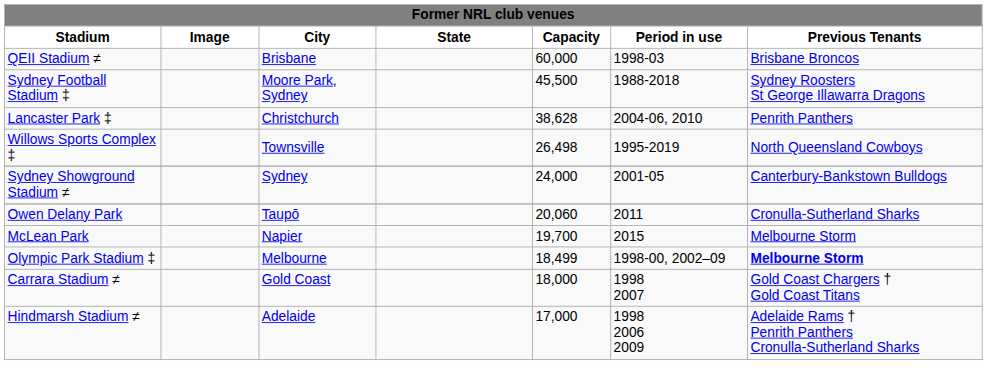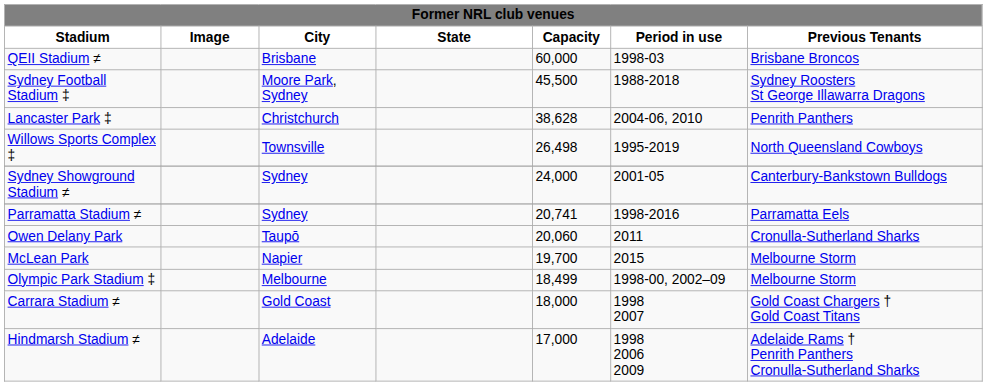+ row: (74, 214)
(807, 258) bold -> (803, 280) normal
